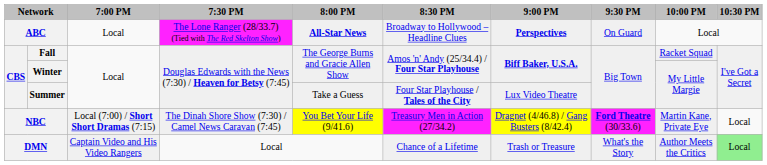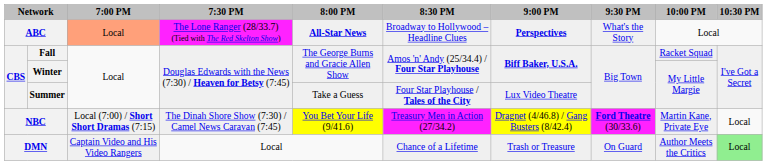(113, 32) no background -> (113, 32) lightsalmon background
(623, 32) On Guard -> (623, 32) What's the Story
(623, 147) What's the Story -> (623, 147) On Guard
